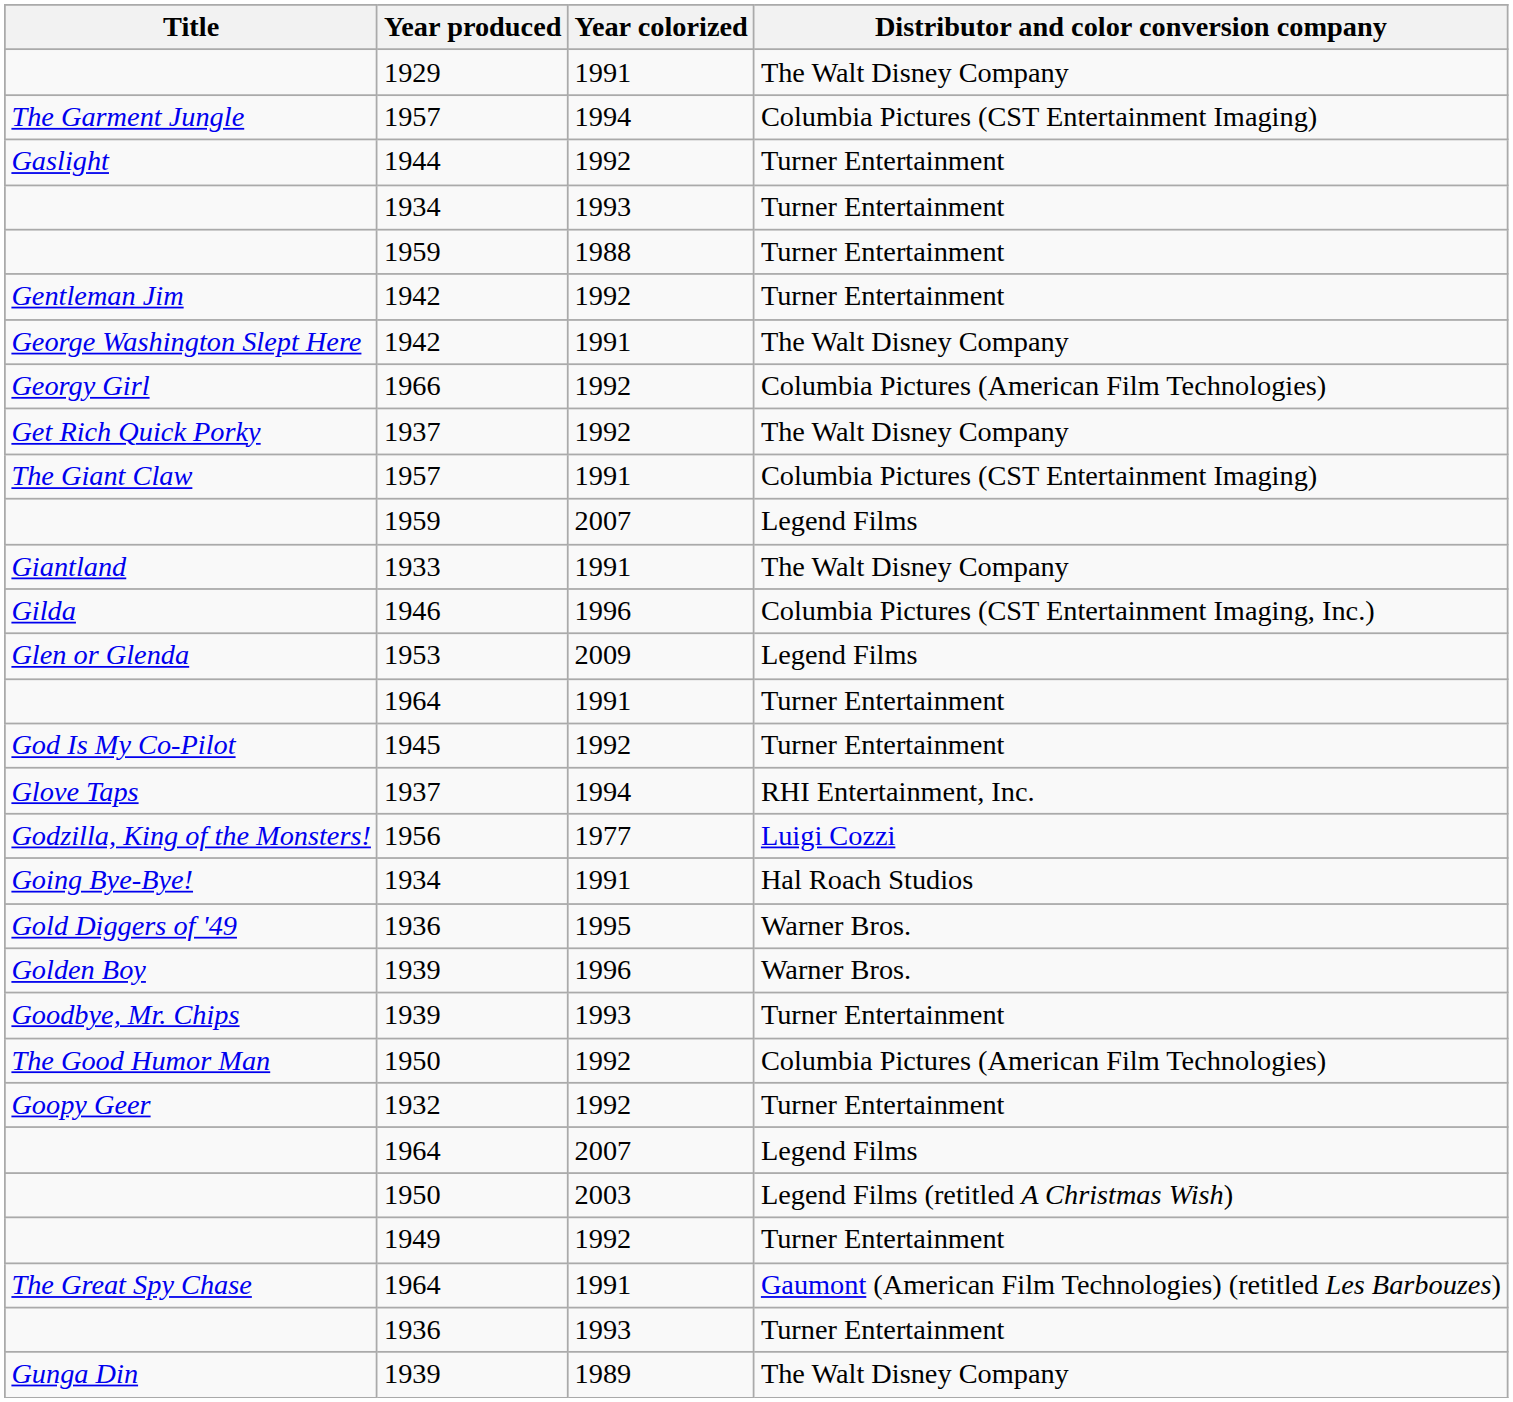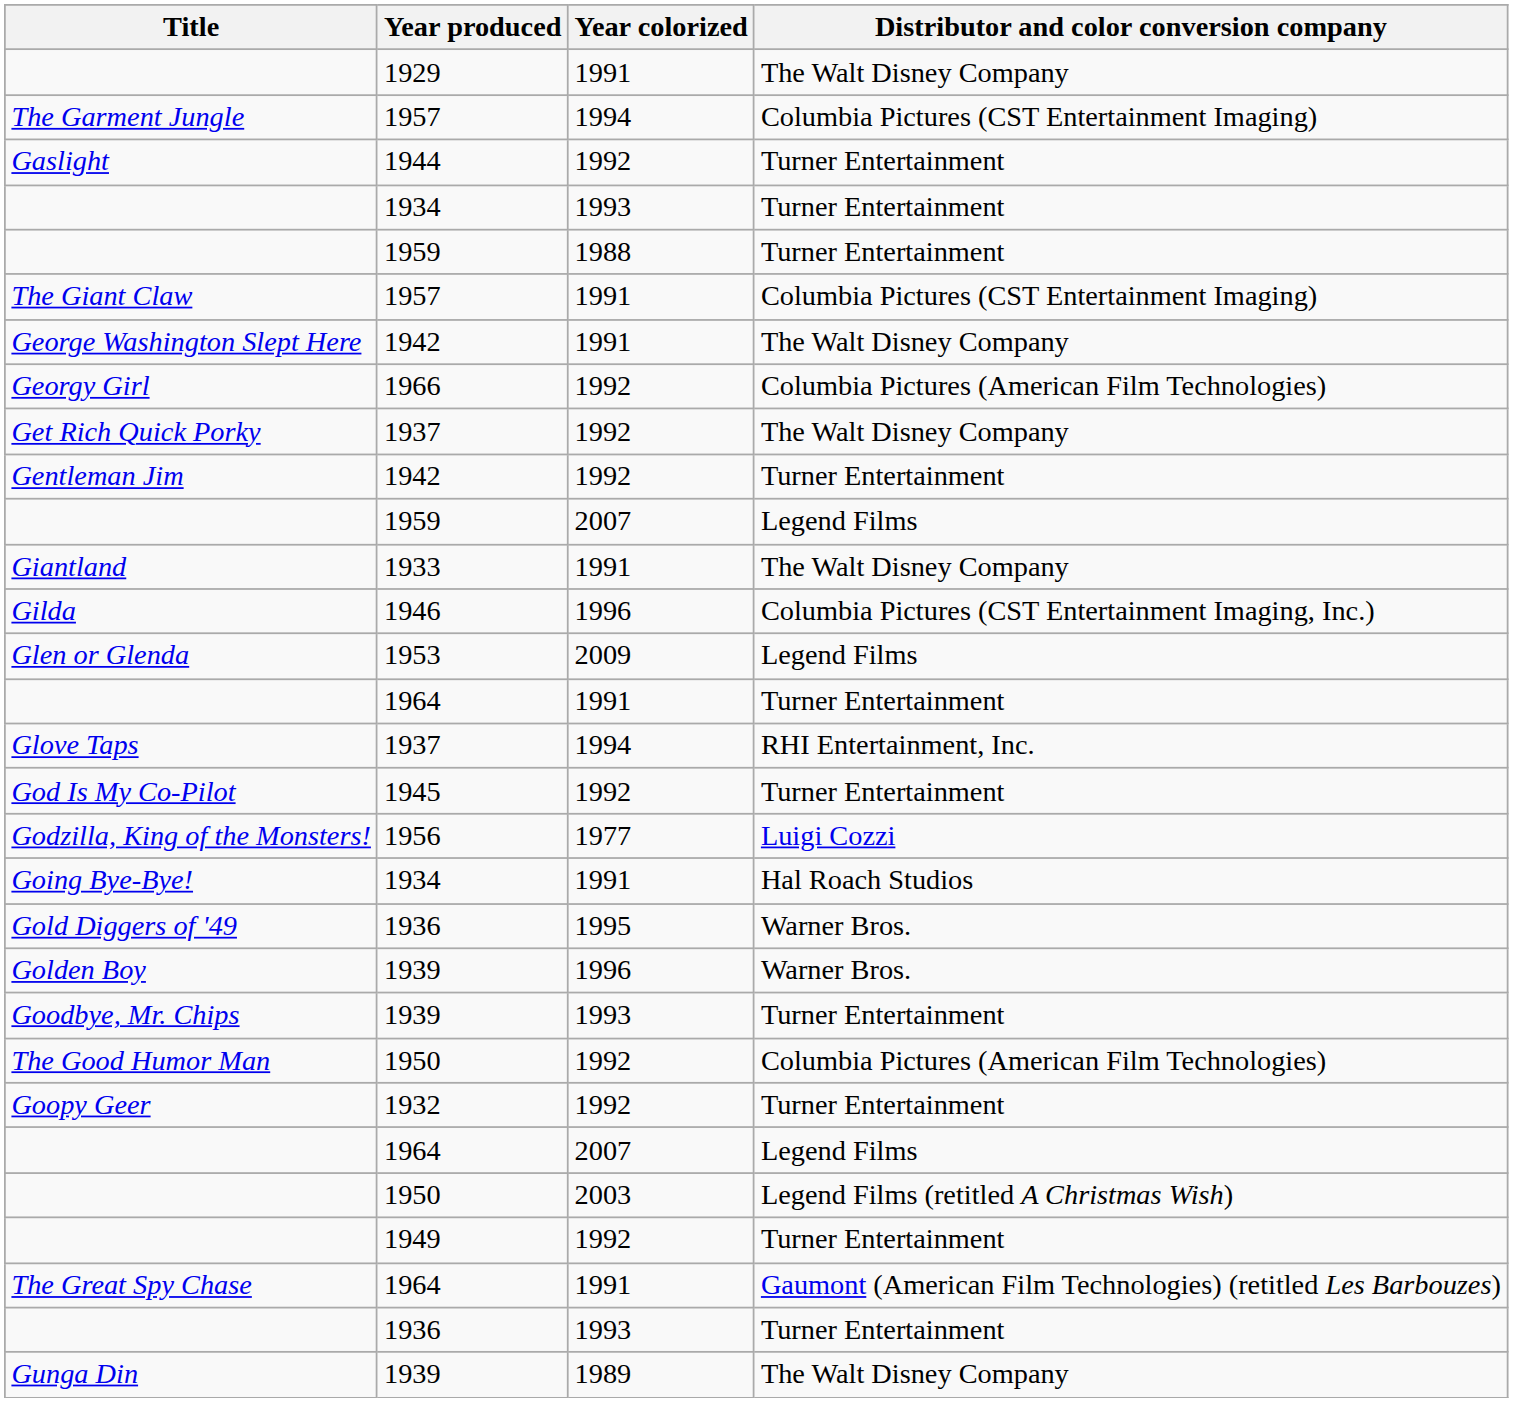rows swapped: (98, 296) <-> (102, 476)
rows swapped: (75, 790) <-> (124, 745)
